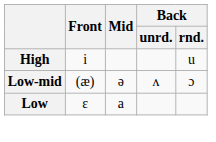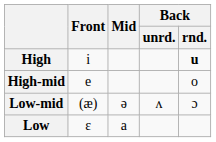(191, 59) normal -> (195, 59) bold
+ row: (36, 81)
